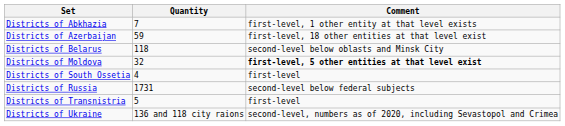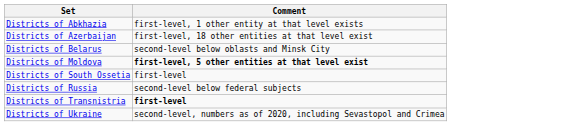- column: (189, 11)
(274, 101) normal -> (160, 101) bold
